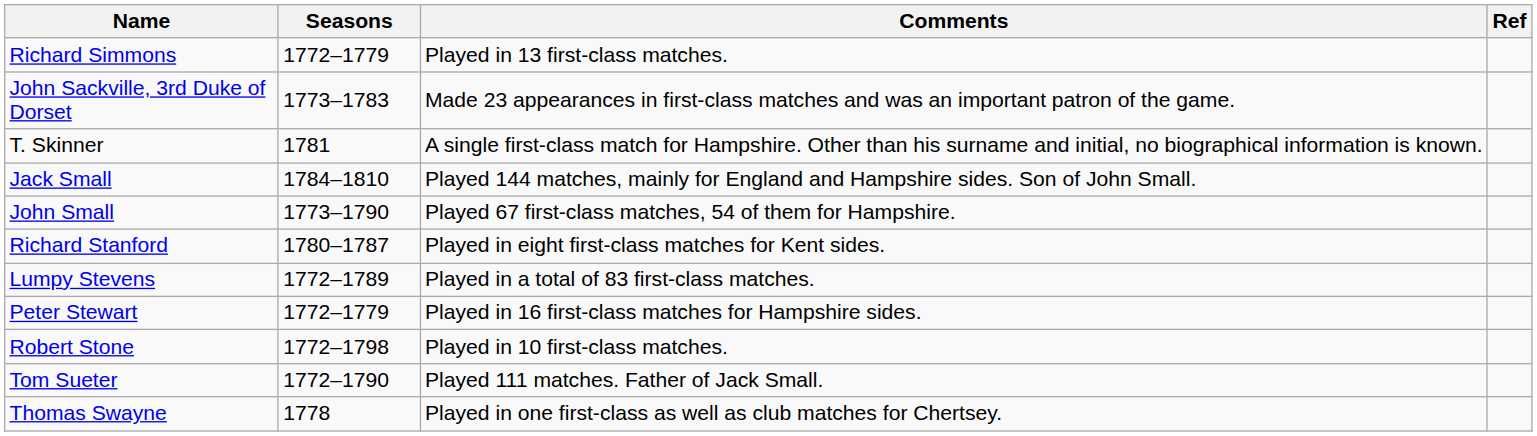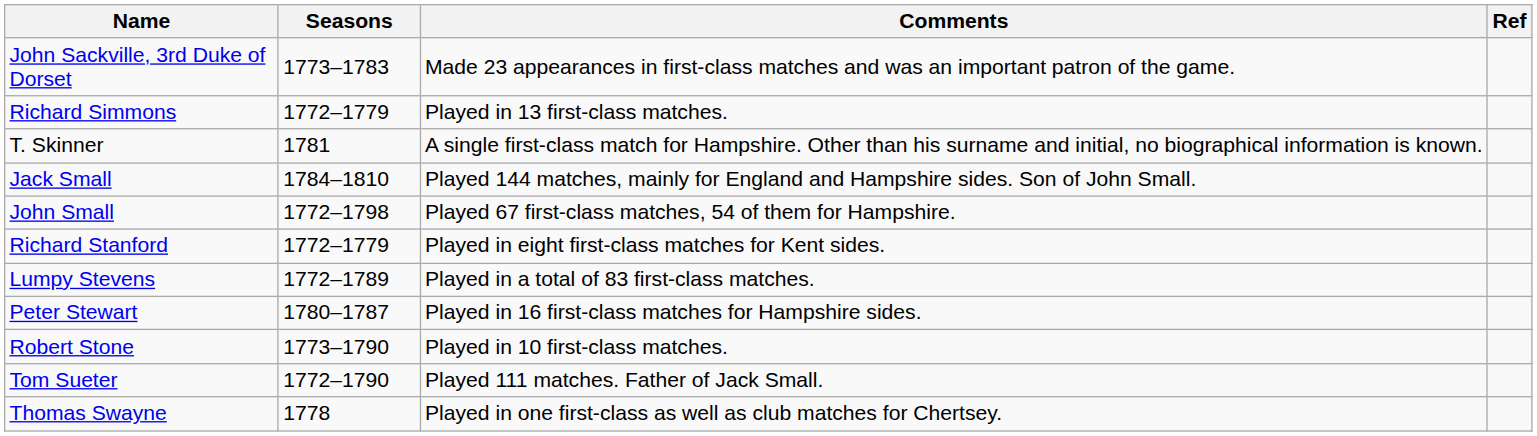rows swapped: (137, 100) <-> (93, 54)
(336, 212) 1773–1790 -> (336, 212) 1772–1798
(336, 245) 1780–1787 -> (336, 245) 1772–1779
(336, 312) 1772–1779 -> (336, 312) 1780–1787
(336, 346) 1772–1798 -> (336, 346) 1773–1790
